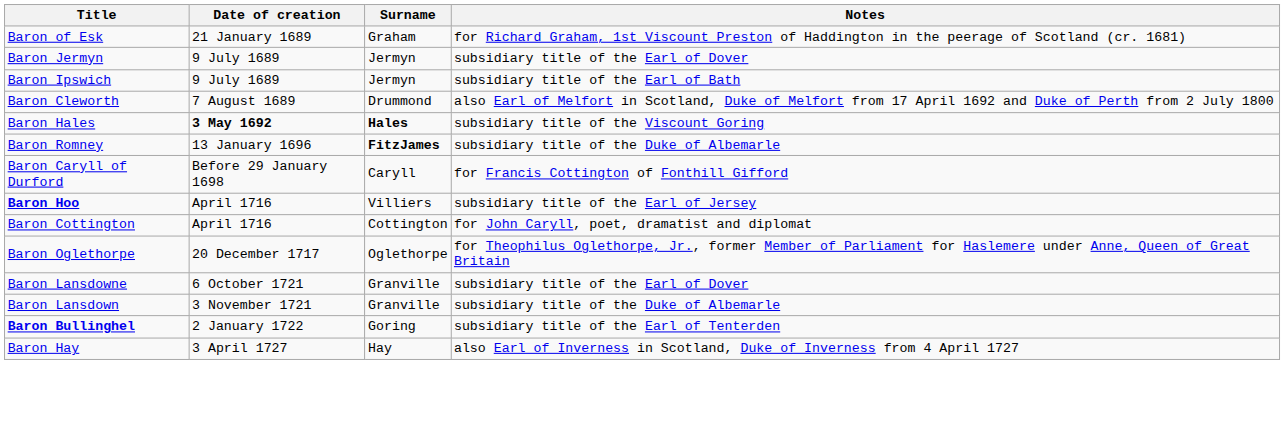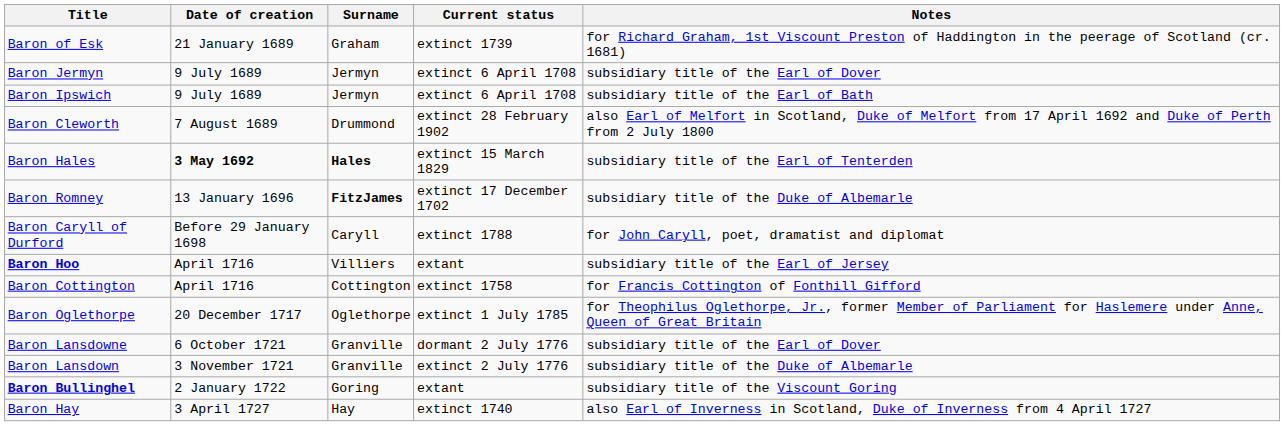+ column: (499, 15)
(609, 123) subsidiary title of the Viscount Goring -> (750, 162) subsidiary title of the Earl of Tenterden
(621, 174) for Francis Cottington of Fonthill Gifford -> (765, 235) for John Caryll, poet, dramatist and diplomat
(633, 225) for John Caryll, poet, dramatist and diplomat -> (754, 286) for Francis Cottington of Fonthill Gifford
(617, 327) subsidiary title of the Earl of Tenterden -> (742, 388) subsidiary title of the Viscount Goring
